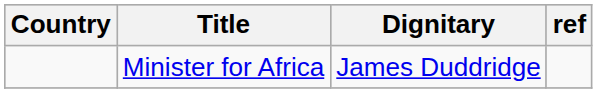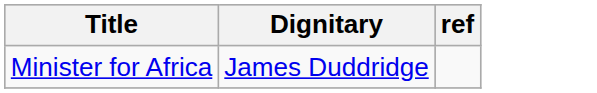- column: (61, 25)
